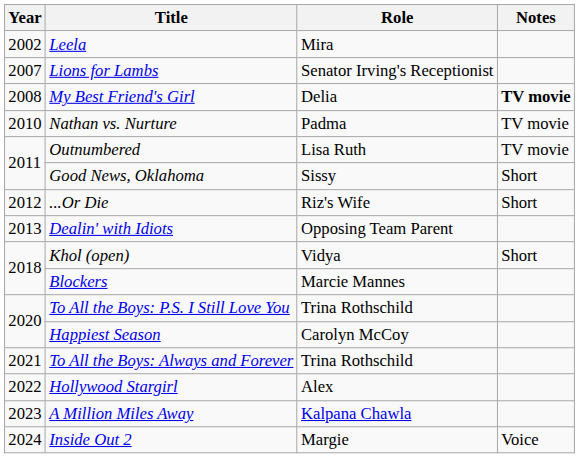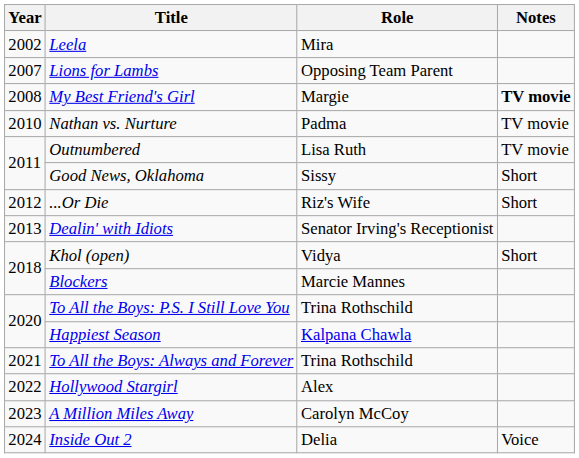(397, 70) Senator Irving's Receptionist -> (377, 70) Opposing Team Parent
(319, 96) Delia -> (325, 96) Margie
(377, 228) Opposing Team Parent -> (397, 228) Senator Irving's Receptionist
(355, 334) Carolyn McCoy -> (356, 334) Kalpana Chawla
(356, 413) Kalpana Chawla -> (355, 413) Carolyn McCoy
(325, 439) Margie -> (319, 439) Delia
